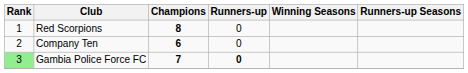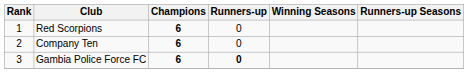(178, 28) 8 -> (178, 28) 6
(19, 60) lightgreen background -> (19, 60) no background
(178, 60) 7 -> (178, 60) 6
